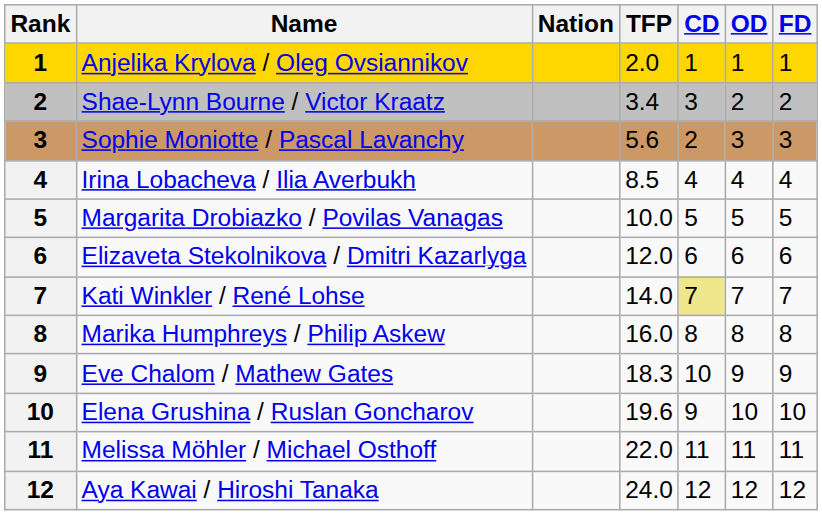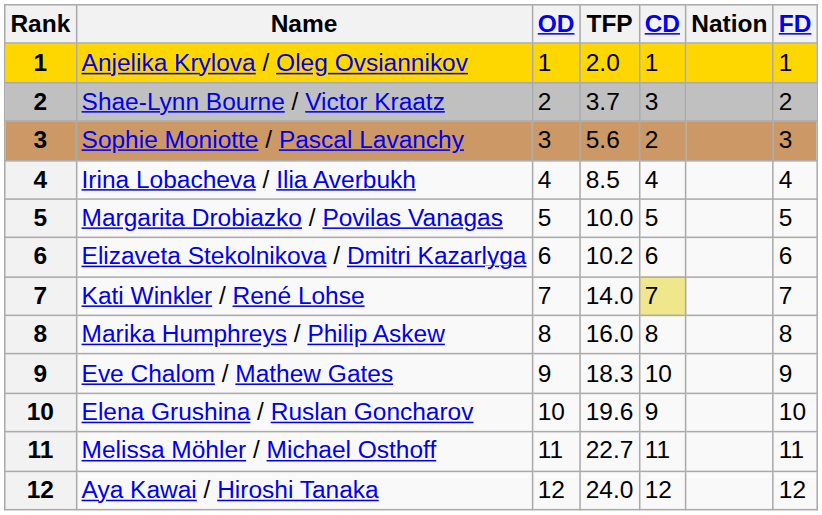columns swapped: (576, 23) <-> (749, 23)
(642, 101) 3.4 -> (603, 101) 3.7
(649, 256) 12.0 -> (610, 256) 10.2
(649, 450) 22.0 -> (610, 450) 22.7
